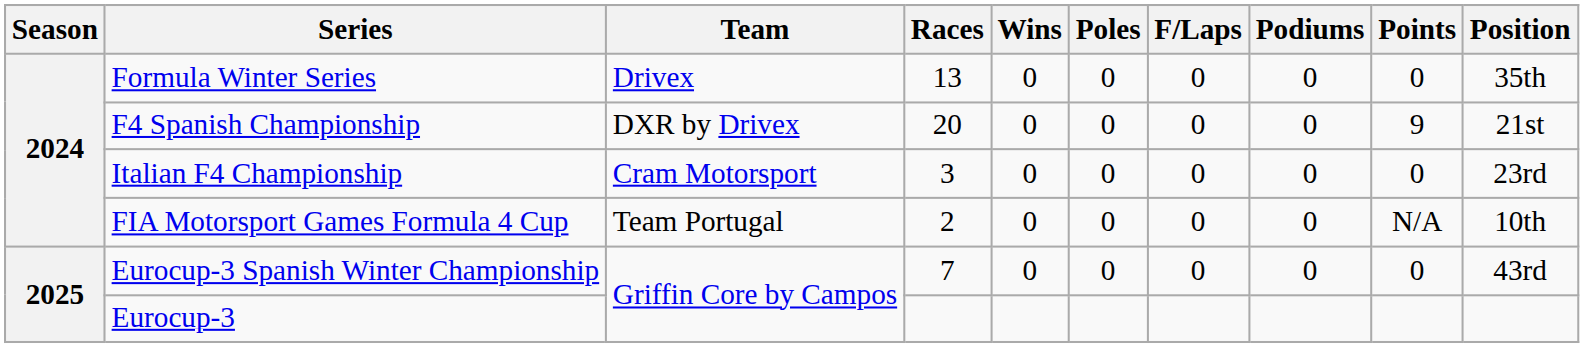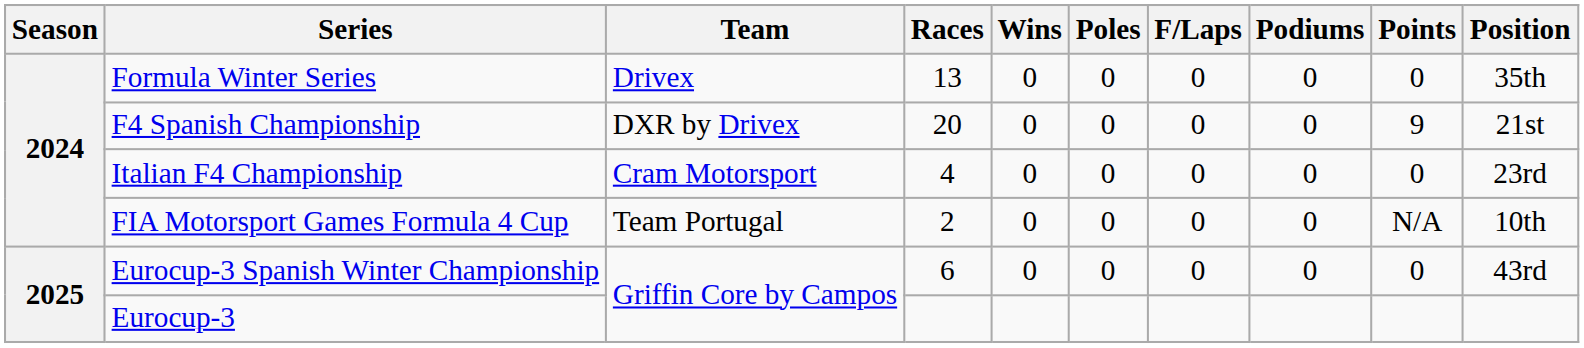(947, 173) 3 -> (947, 173) 4
(947, 270) 7 -> (947, 270) 6
